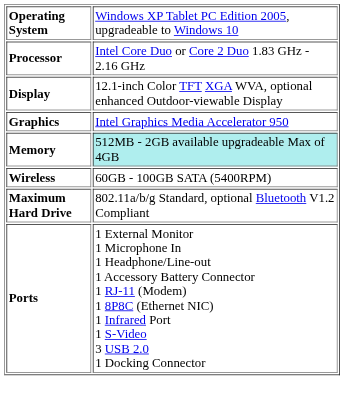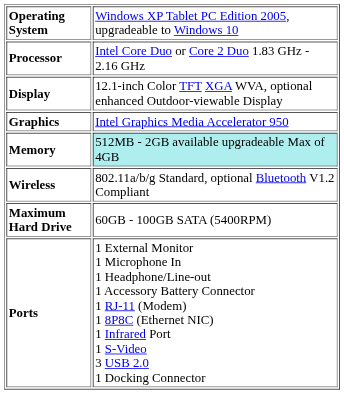(183, 177) 60GB - 100GB SATA (5400RPM) -> (215, 184) 802.11a/b/g Standard, optional Bluetooth V1.2 Compliant
(215, 205) 802.11a/b/g Standard, optional Bluetooth V1.2 Compliant -> (183, 220) 60GB - 100GB SATA (5400RPM)
